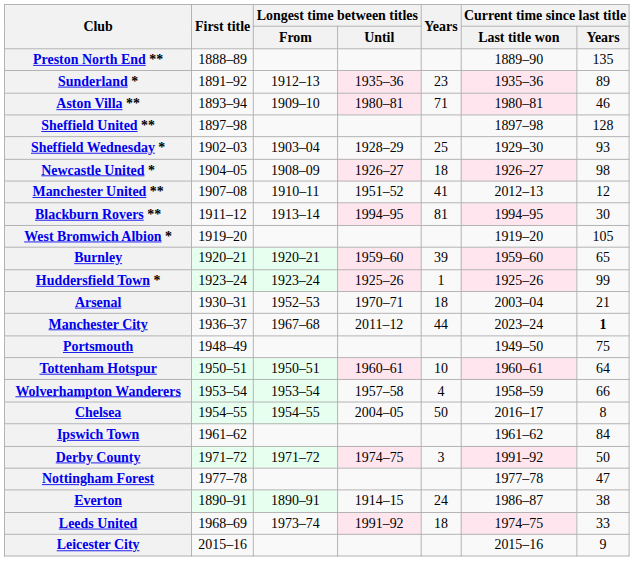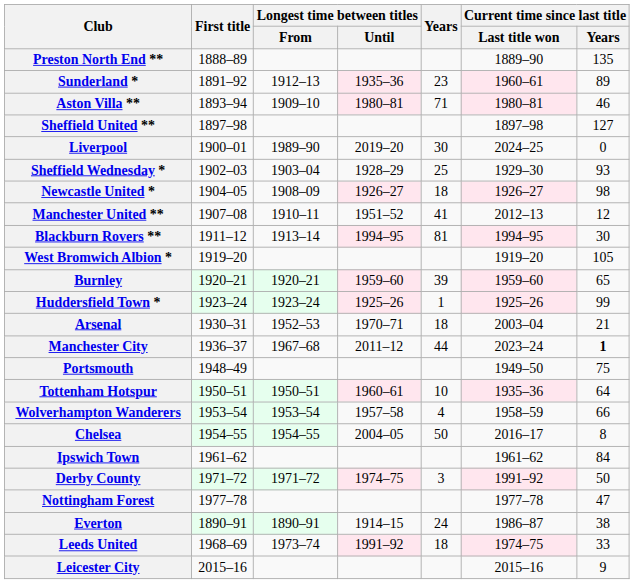(519, 81) 1935–36 -> (519, 81) 1960–61
(603, 125) 128 -> (603, 125) 127
+ row: (98, 147)
(519, 368) 1960–61 -> (519, 390) 1935–36
